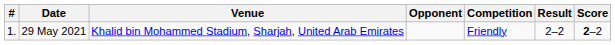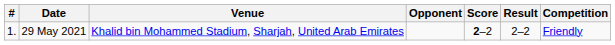columns swapped: (593, 13) <-> (500, 13)
